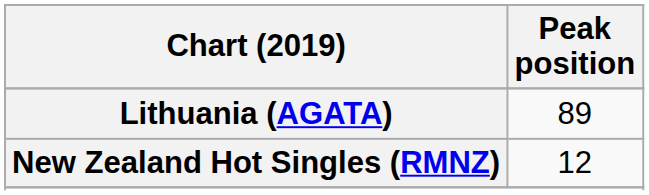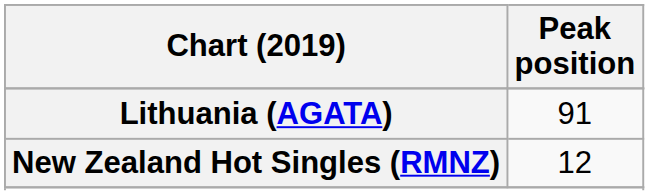(575, 113) 89 -> (575, 113) 91
